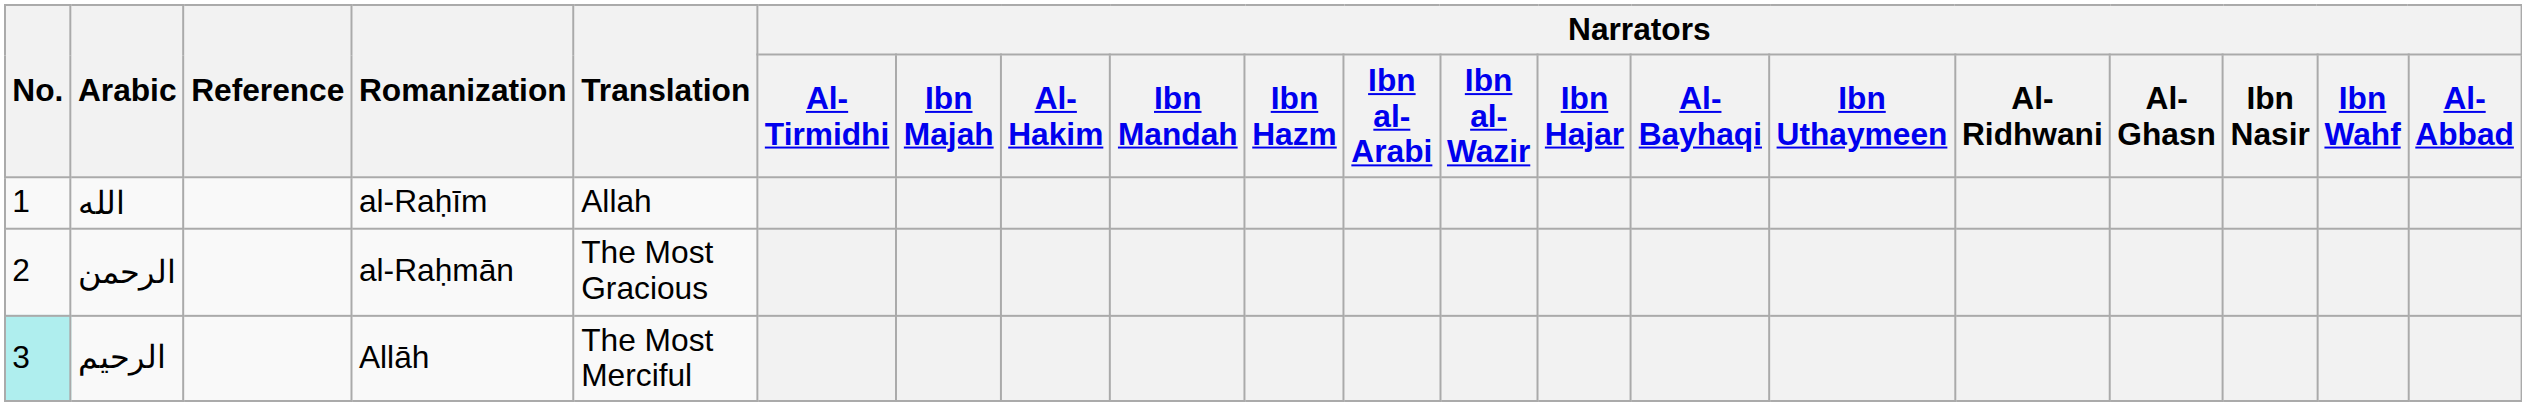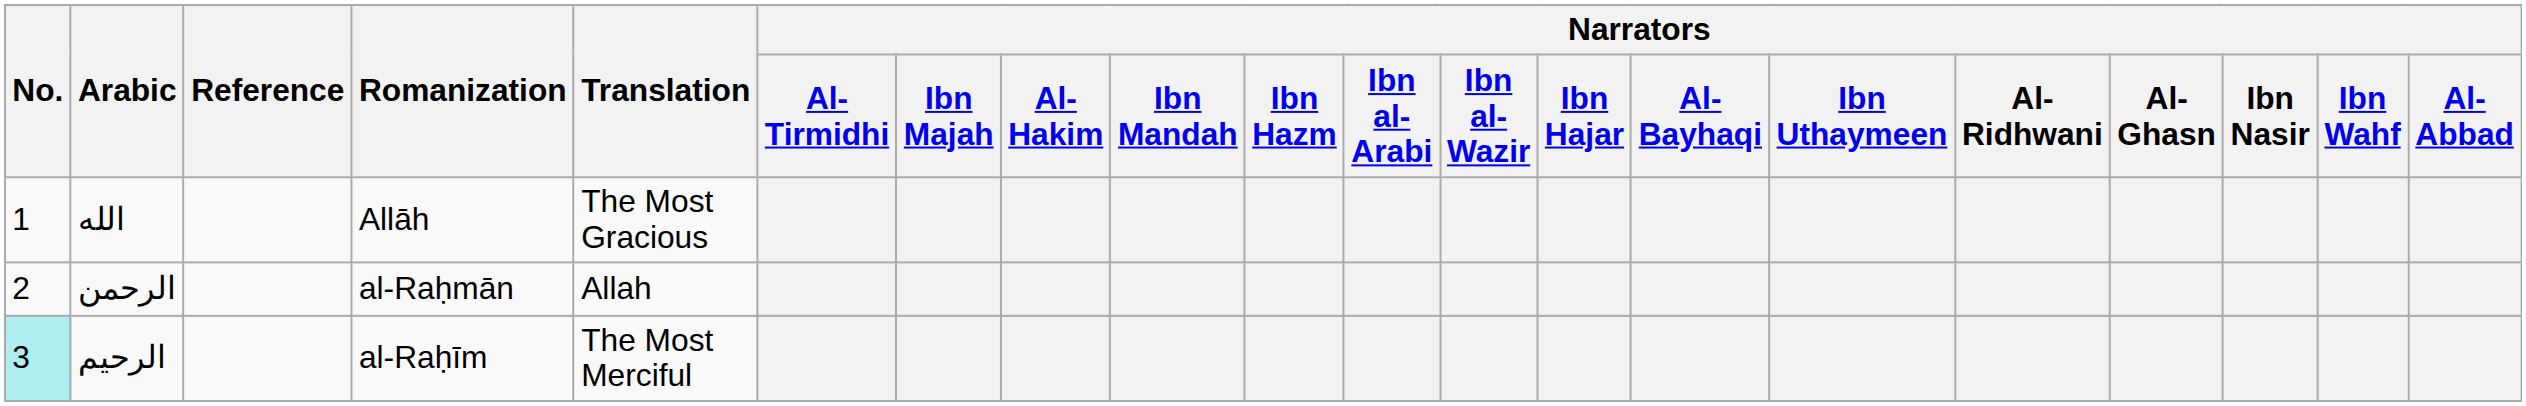(423, 202) al-Raḥīm -> (394, 219) Allāh
(616, 202) Allah -> (647, 219) The Most Gracious
(647, 271) The Most Gracious -> (616, 288) Allah
(394, 357) Allāh -> (423, 357) al-Raḥīm
